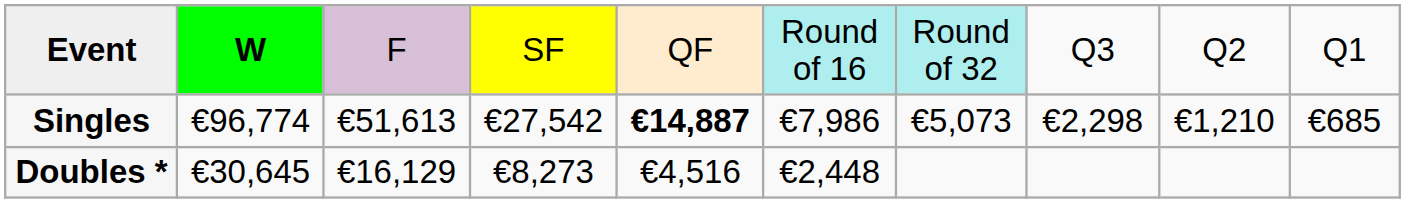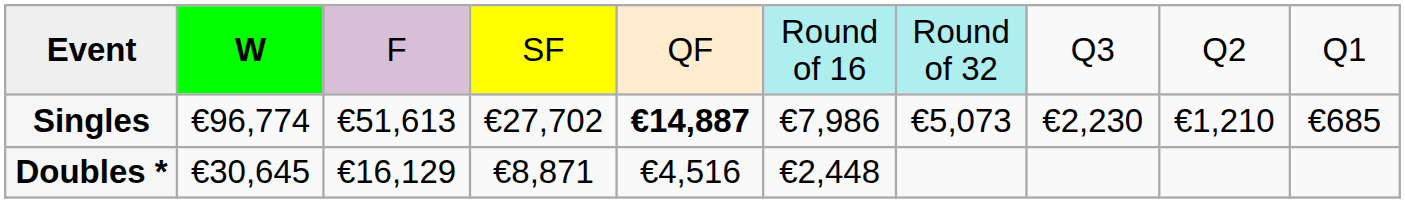(543, 120) €27,542 -> (543, 120) €27,702
(1093, 120) €2,298 -> (1093, 120) €2,230
(543, 172) €8,273 -> (543, 172) €8,871
